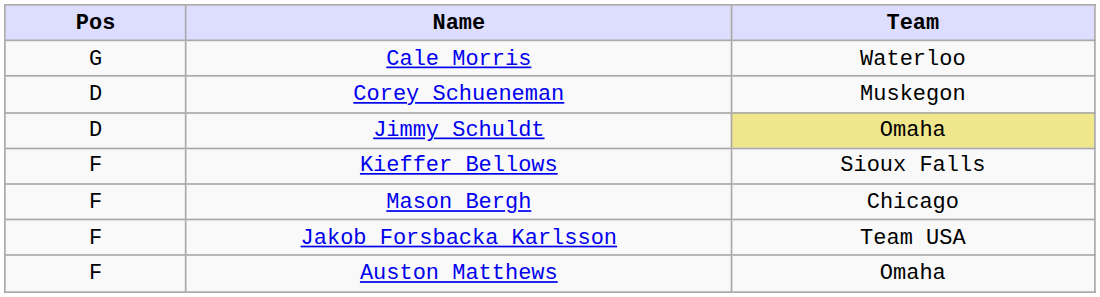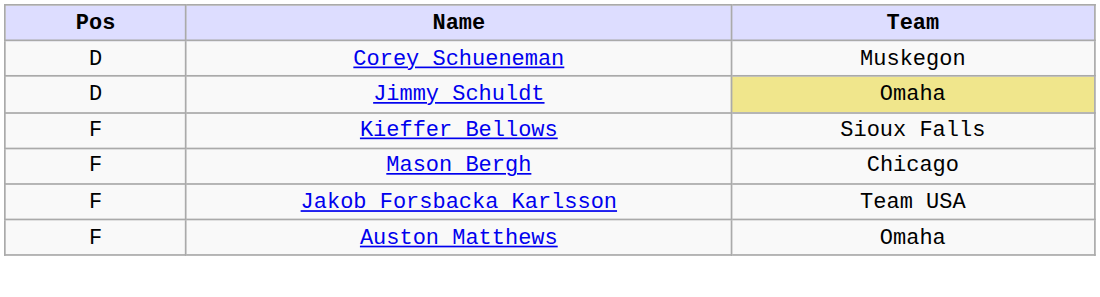- row: (459, 59)
